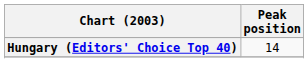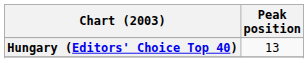(272, 47) 14 -> (272, 47) 13
